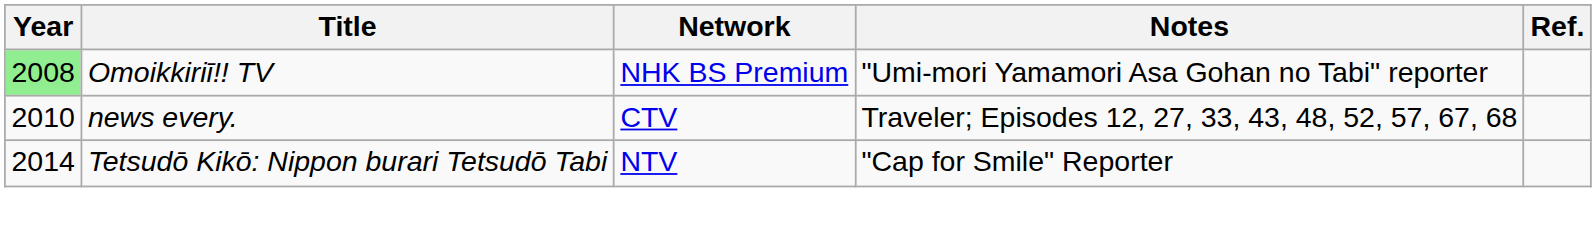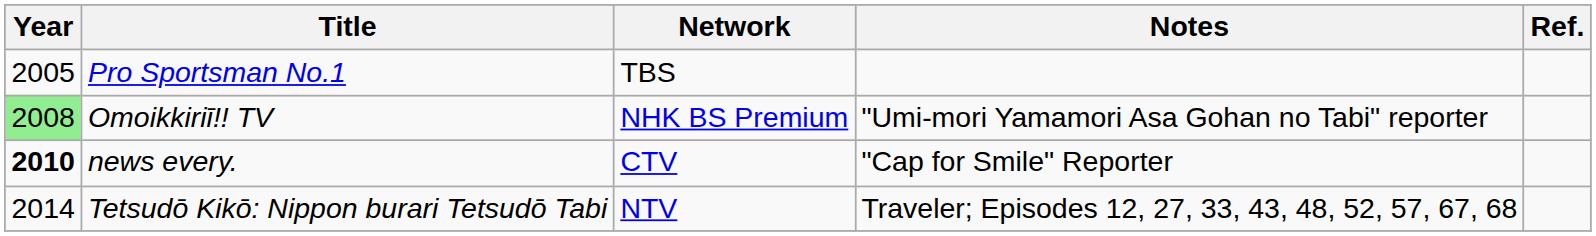+ row: (217, 72)
(43, 117) normal -> (43, 162) bold
(1189, 117) Traveler; Episodes 12, 27, 33, 43, 48, 52, 57, 67, 68 -> (1017, 162) "Cap for Smile" Reporter
(1017, 162) "Cap for Smile" Reporter -> (1189, 207) Traveler; Episodes 12, 27, 33, 43, 48, 52, 57, 67, 68
